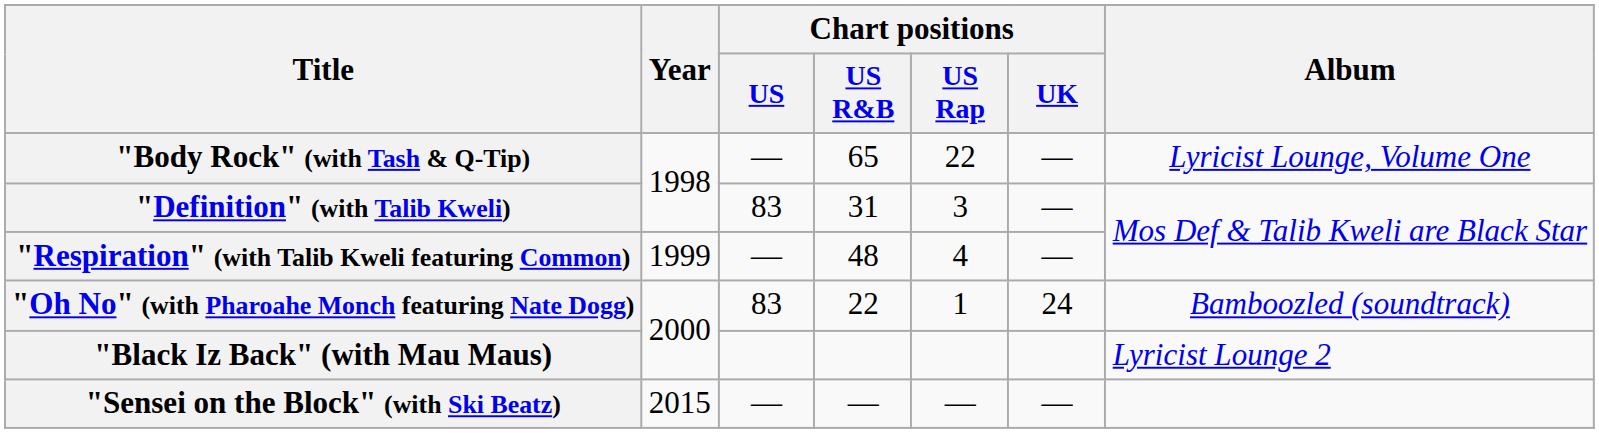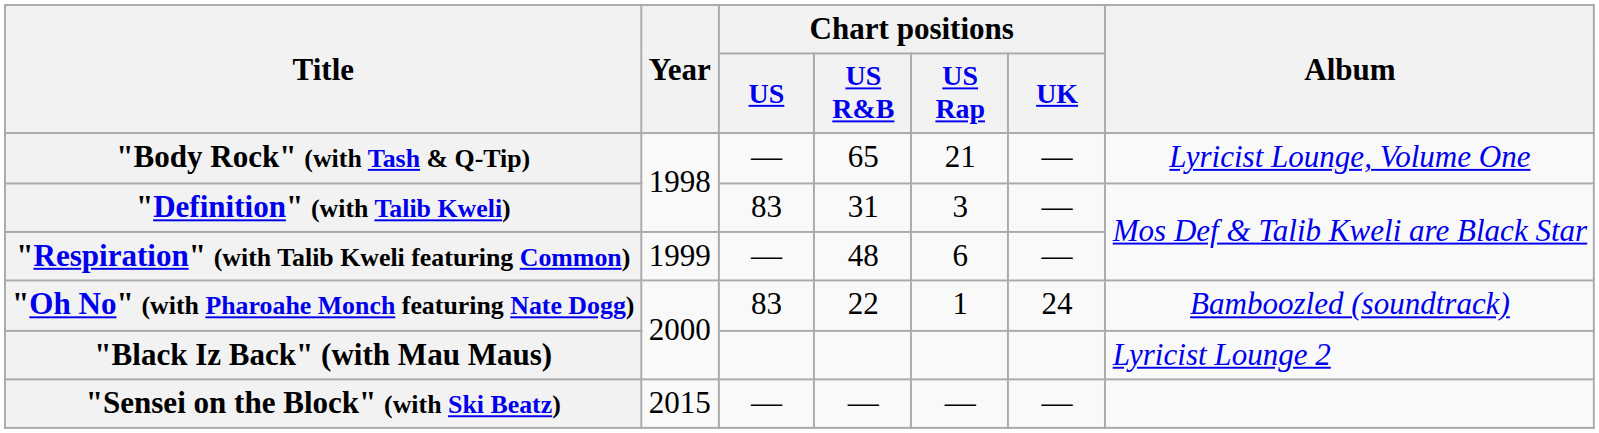(960, 157) 22 -> (960, 157) 21
(960, 255) 4 -> (960, 255) 6
